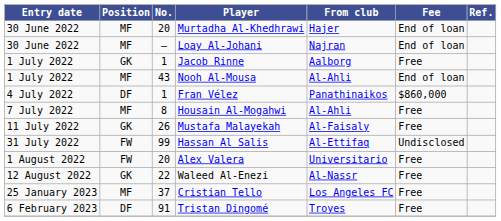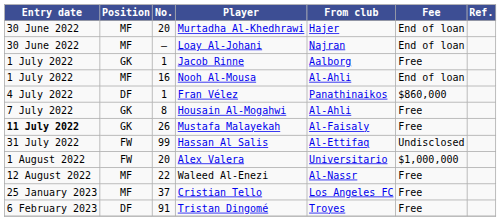(164, 78) 43 -> (164, 78) 16
(126, 110) MF -> (126, 110) GK
(43, 127) normal -> (43, 127) bold
(410, 159) Free -> (428, 159) $1,000,000
(126, 176) GK -> (126, 176) MF
